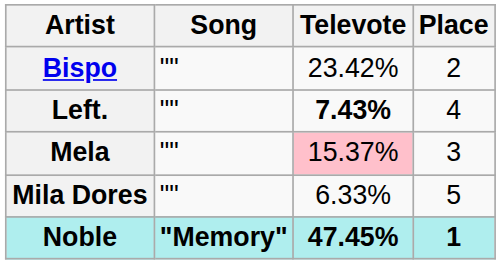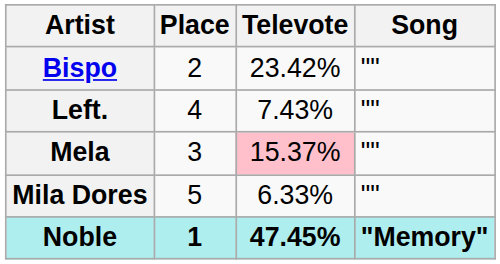columns swapped: (224, 25) <-> (454, 25)
(353, 110) bold -> (295, 110) normal
